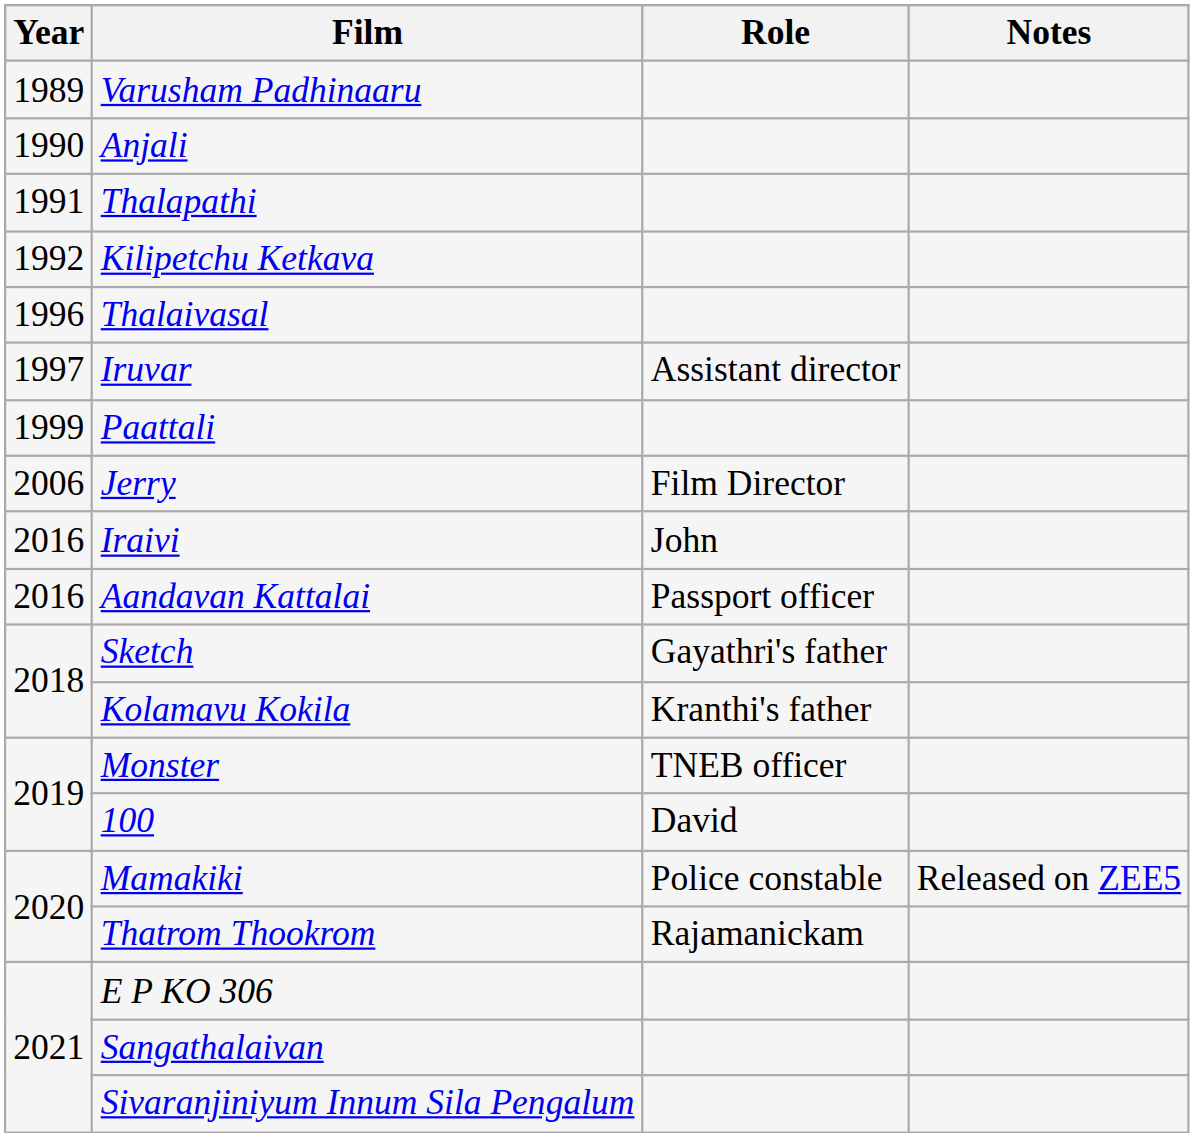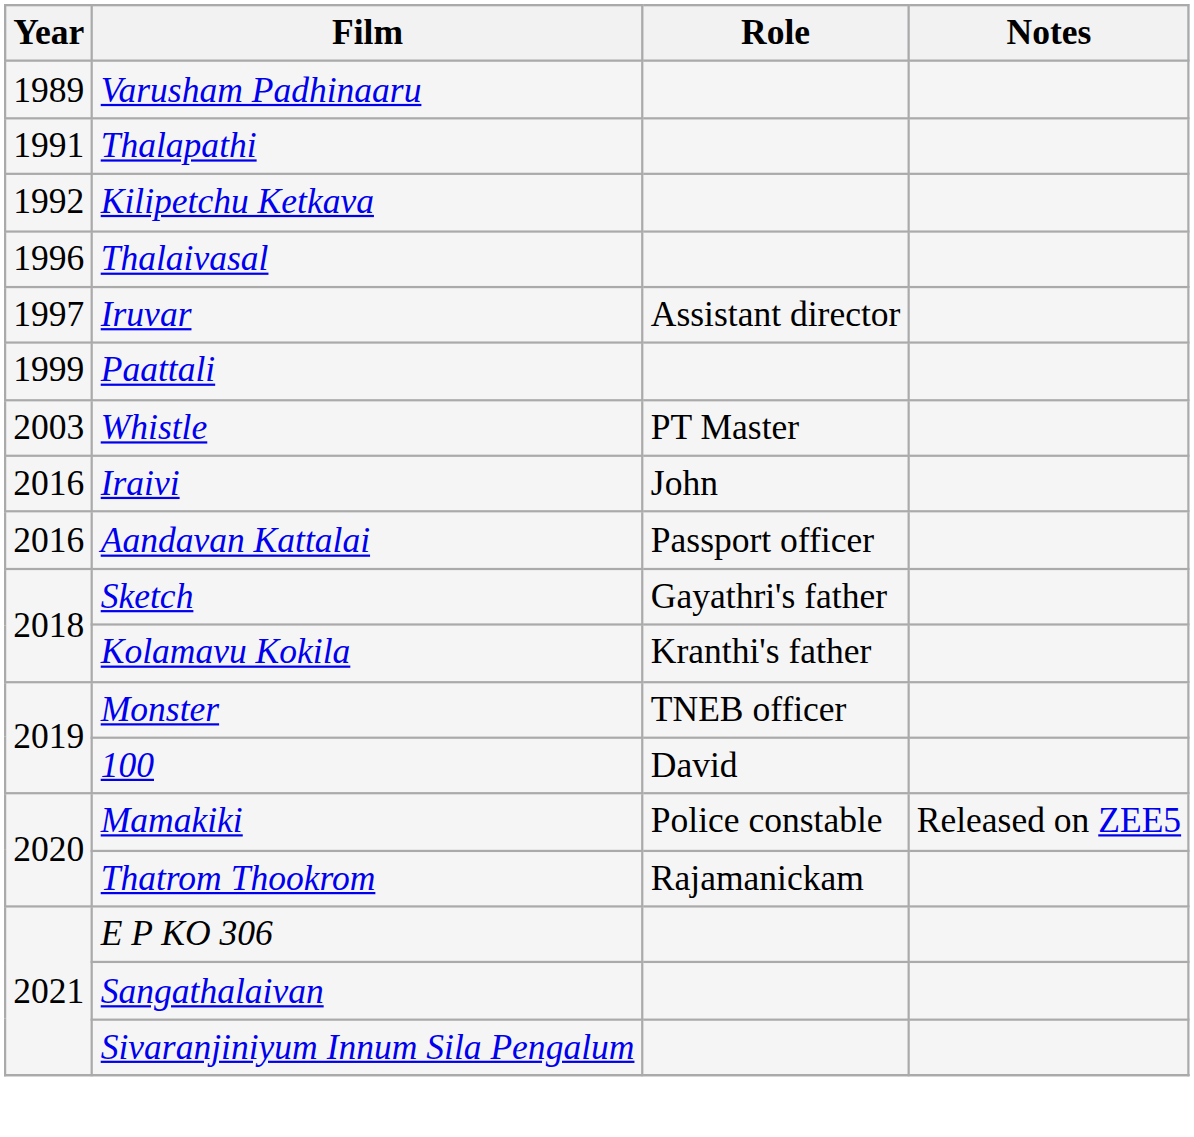- row: (144, 145)
+ row: (154, 426)
- row: (138, 483)
